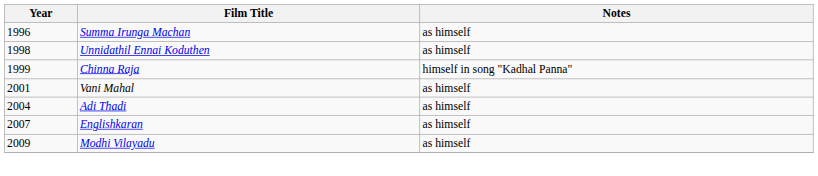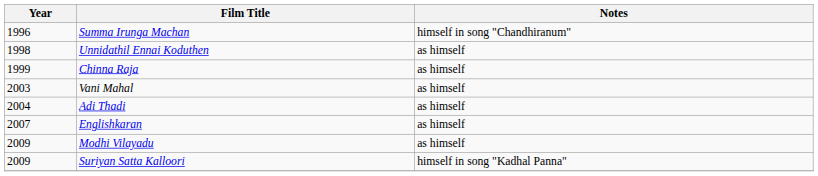(446, 32) as himself -> (494, 32) himself in song "Chandhiranum"
(497, 69) himself in song "Kadhal Panna" -> (441, 69) as himself
(19, 87) 2001 -> (19, 87) 2003
+ row: (132, 161)
